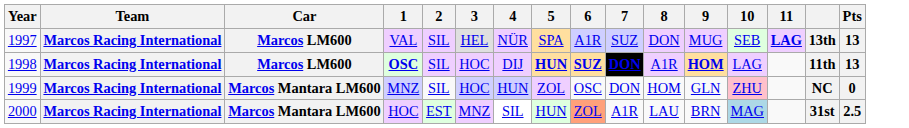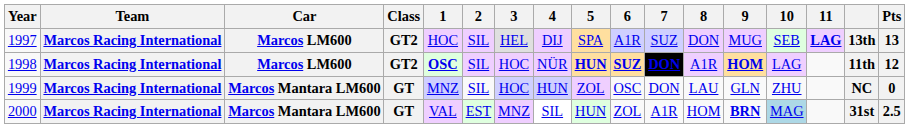+ column: (404, 16)
(403, 40) VAL -> (443, 40) HOC
(513, 40) NÜR -> (552, 40) DIJ
(513, 64) DIJ -> (552, 64) NÜR
(852, 64) 13 -> (892, 64) 12
(664, 88) HOM -> (704, 88) LAU
(747, 88) pink background -> (787, 88) no background
(403, 111) HOC -> (443, 111) VAL
(588, 111) lightsalmon background -> (627, 111) no background
(664, 111) LAU -> (704, 111) HOM
(706, 111) normal -> (745, 111) bold
